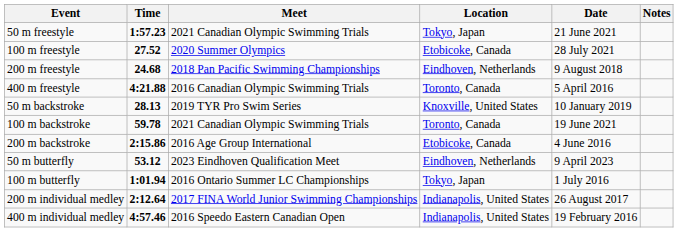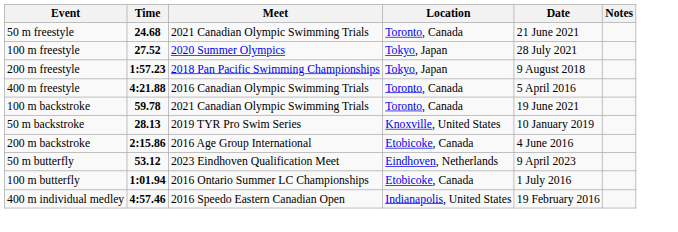(148, 32) 1:57.23 -> (148, 32) 24.68
(454, 32) Tokyo, Japan -> (424, 32) Toronto, Canada
(467, 50) Etobicoke, Canada -> (416, 50) Tokyo, Japan
(148, 69) 24.68 -> (148, 69) 1:57.23
(479, 69) Eindhoven, Netherlands -> (416, 69) Tokyo, Japan
rows swapped: (46, 106) <-> (49, 124)
(454, 180) Tokyo, Japan -> (429, 180) Etobicoke, Canada
- row: (66, 198)
